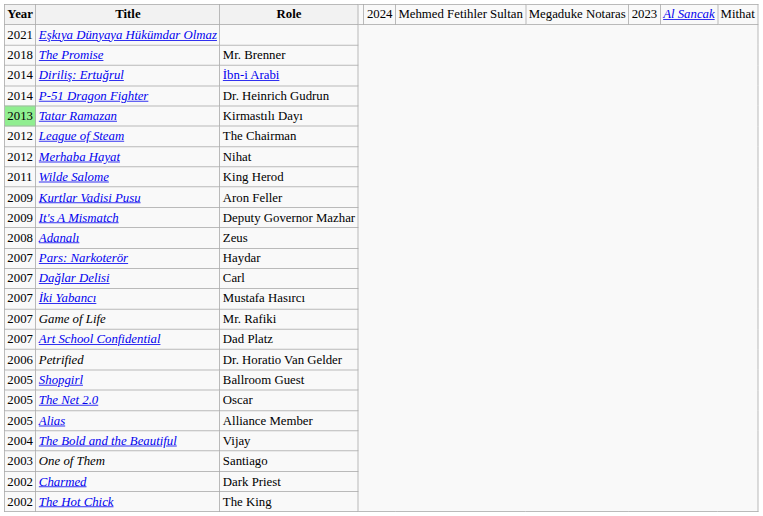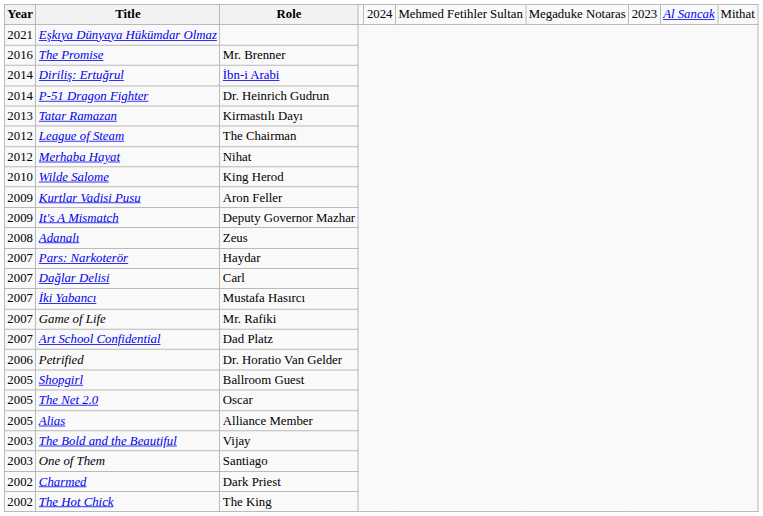(20, 55) 2018 -> (20, 55) 2016
(20, 116) lightgreen background -> (20, 116) no background
(20, 177) 2011 -> (20, 177) 2010
(20, 440) 2004 -> (20, 440) 2003
